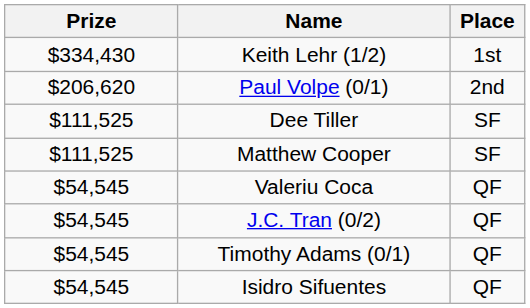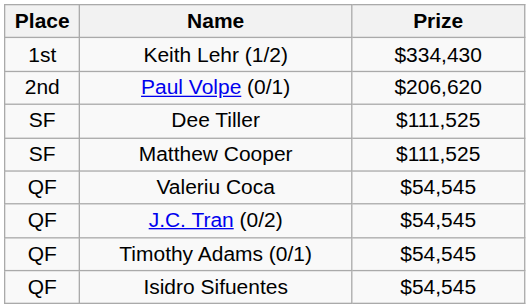columns swapped: (487, 21) <-> (91, 21)
